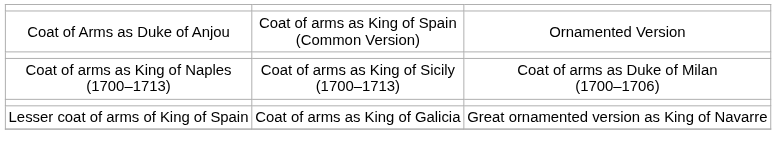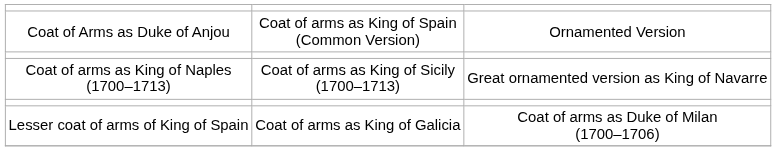(617, 78) Coat of arms as Duke of Milan (1700–1706) -> (617, 78) Great ornamented version as King of Navarre
(617, 117) Great ornamented version as King of Navarre -> (617, 125) Coat of arms as Duke of Milan (1700–1706)
